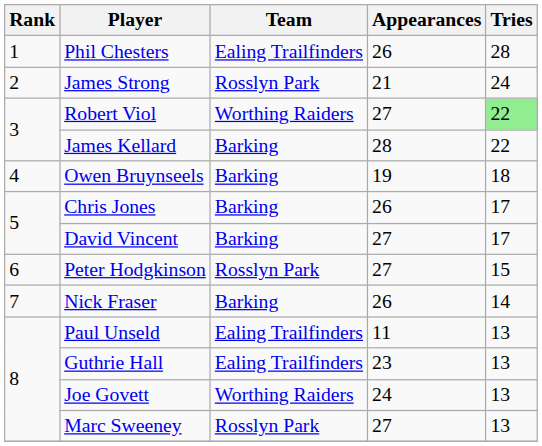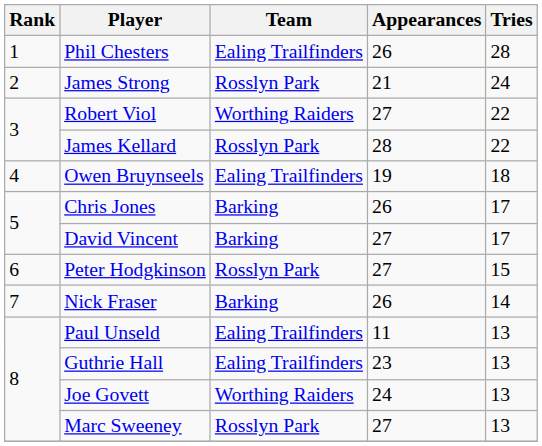(500, 113) lightgreen background -> (500, 113) no background
(247, 144) Barking -> (267, 144) Rosslyn Park
(247, 176) Barking -> (289, 176) Ealing Trailfinders
